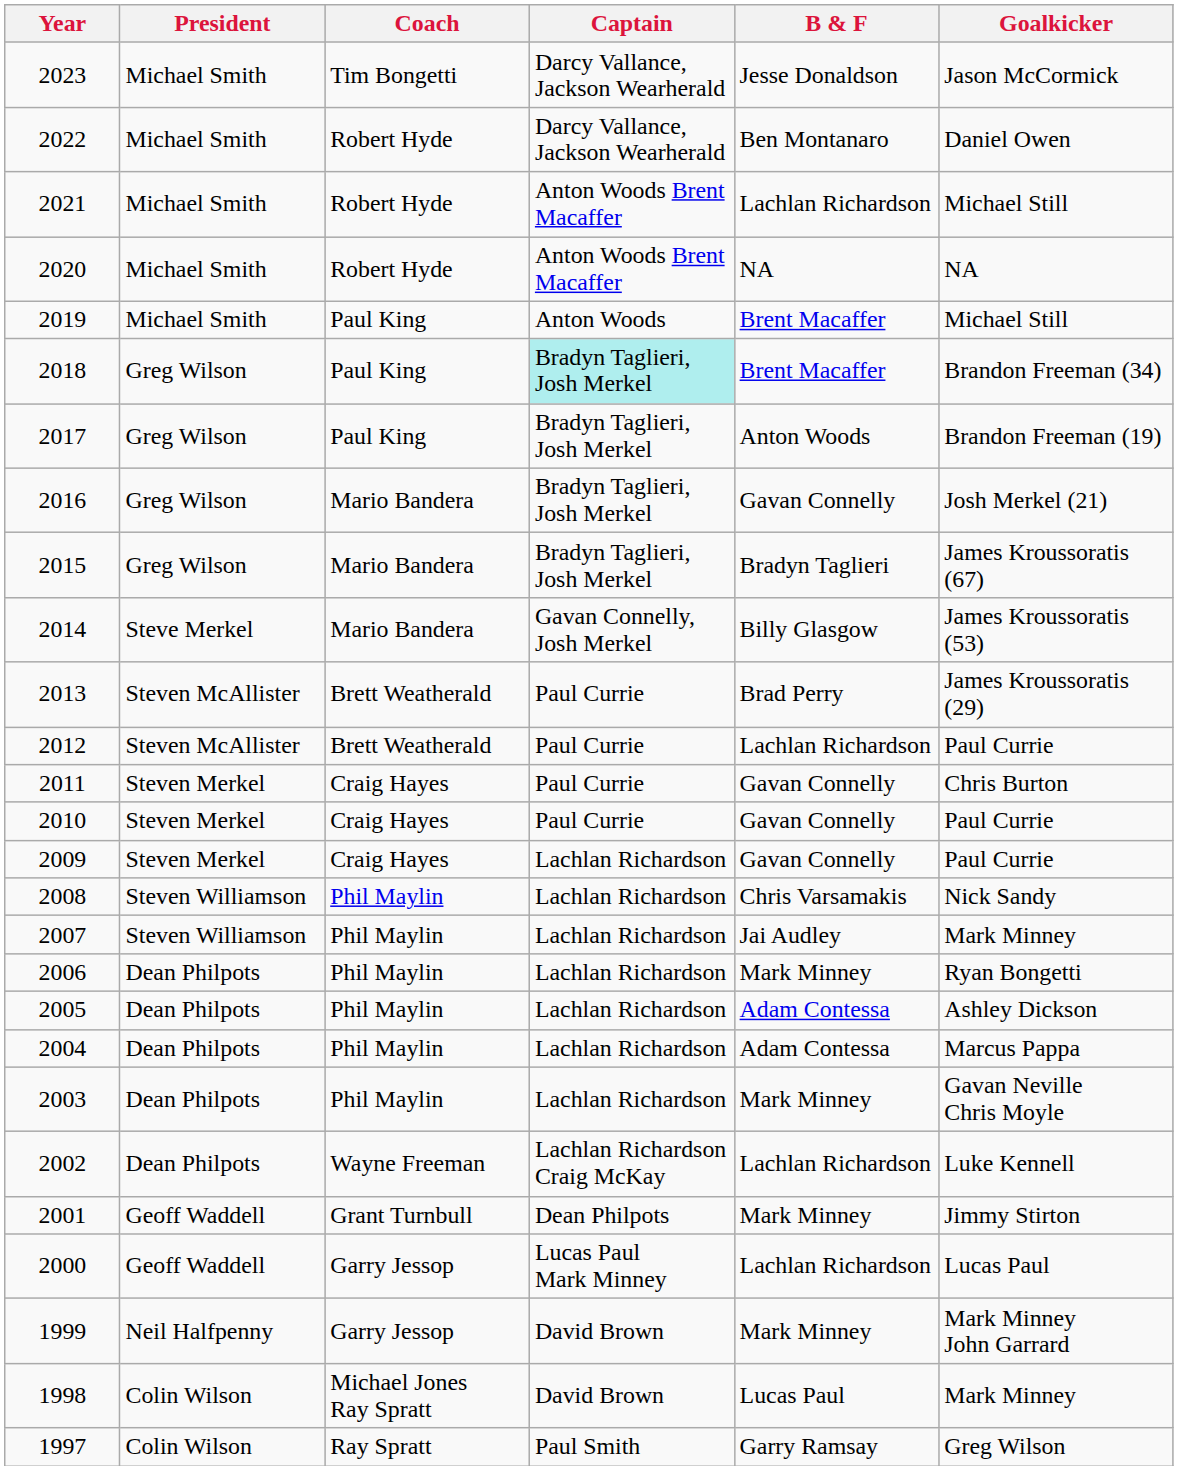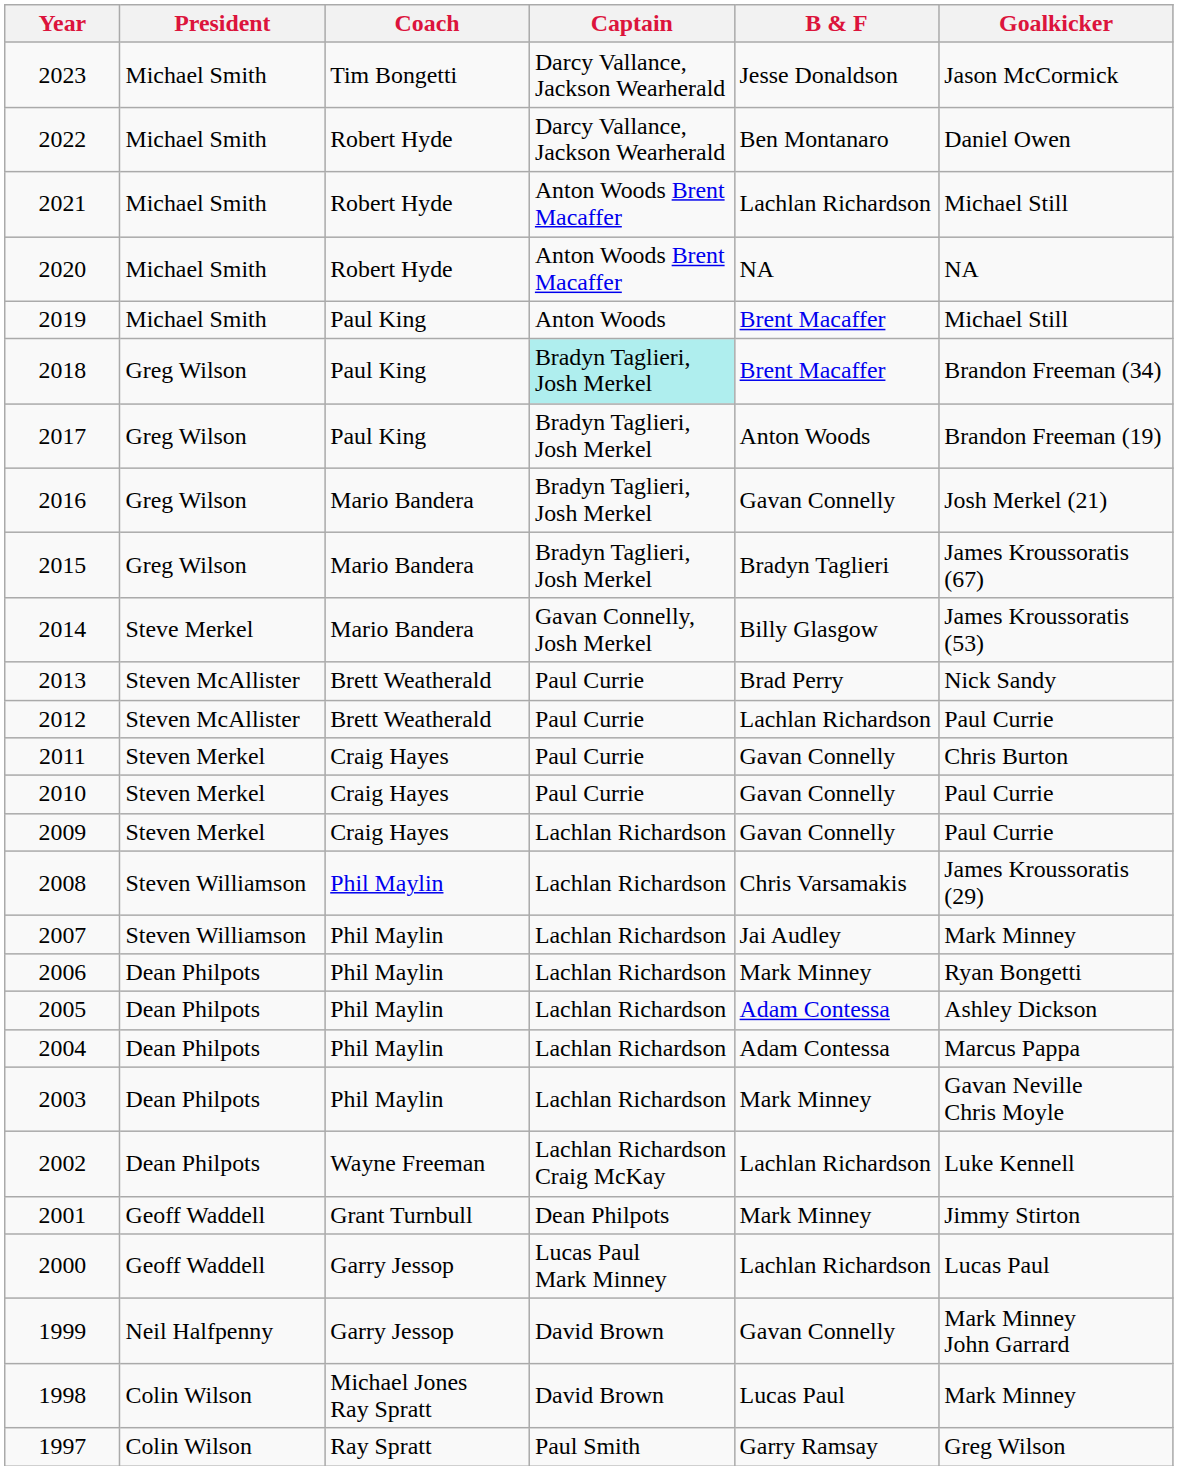(1037, 694) James Kroussoratis (29) -> (1000, 680) Nick Sandy
(1000, 896) Nick Sandy -> (1037, 883) James Kroussoratis (29)
(805, 1330) Mark Minney -> (817, 1330) Gavan Connelly
